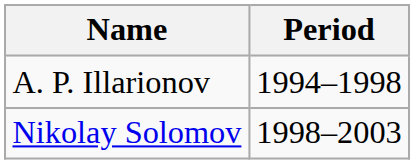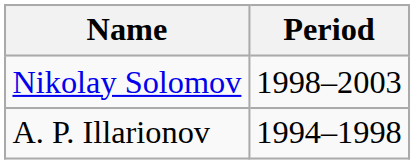rows swapped: (111, 81) <-> (127, 132)
